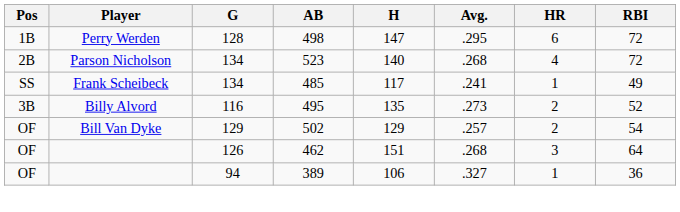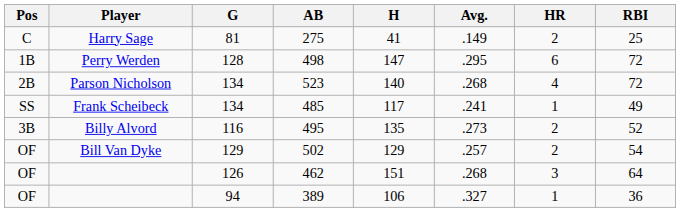+ row: (313, 38)
